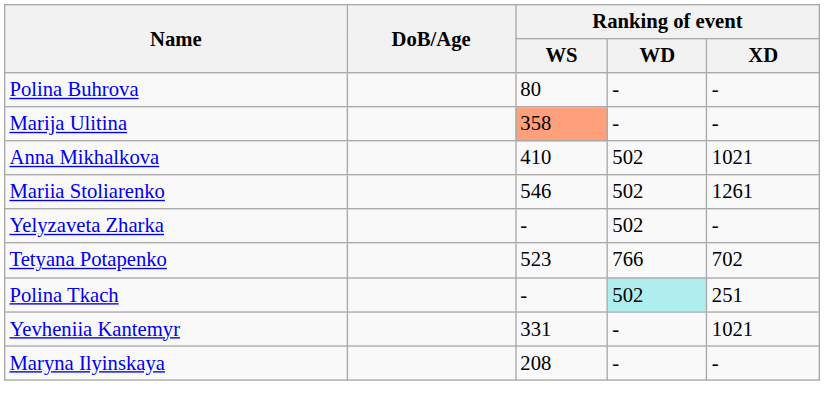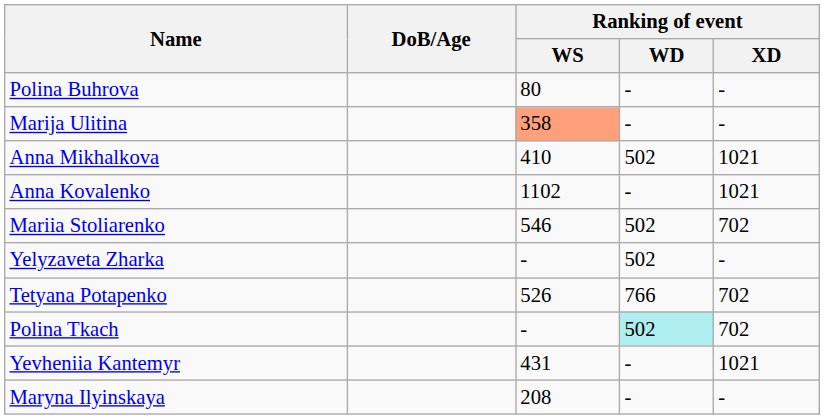+ row: (80, 192)
(732, 192) 1261 -> (734, 226) 702
(536, 260) 523 -> (536, 294) 526
(727, 294) 251 -> (734, 328) 702
(536, 328) 331 -> (536, 362) 431
